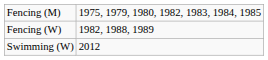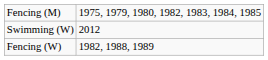rows swapped: (34, 30) <-> (40, 47)
